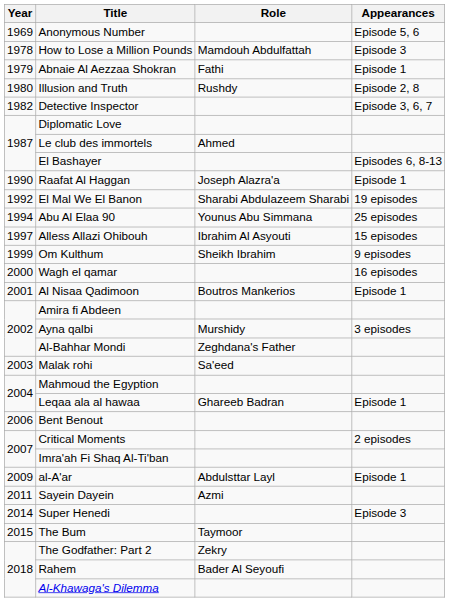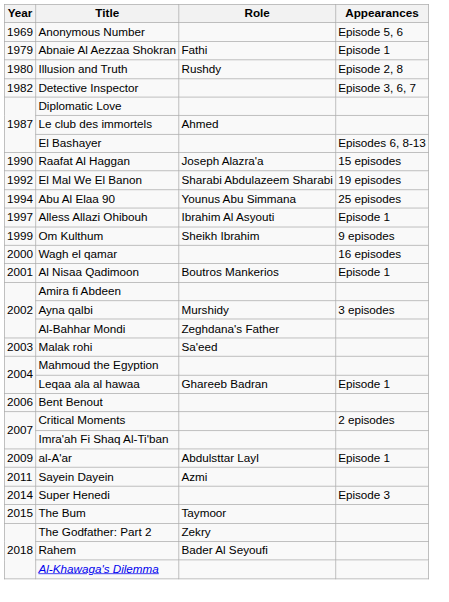- row: (115, 50)
(380, 180) Episode 1 -> (370, 161) 15 episodes
(386, 236) 15 episodes -> (364, 217) Episode 1
